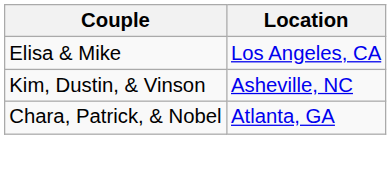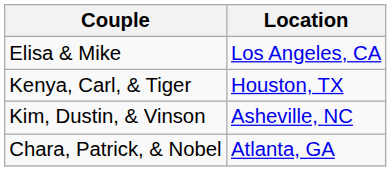+ row: (100, 85)
